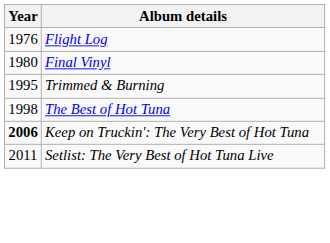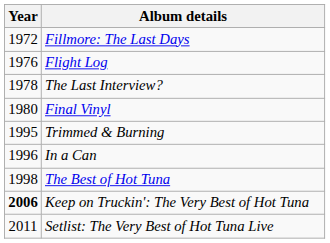+ row: (117, 39)
+ row: (104, 86)
+ row: (71, 156)
